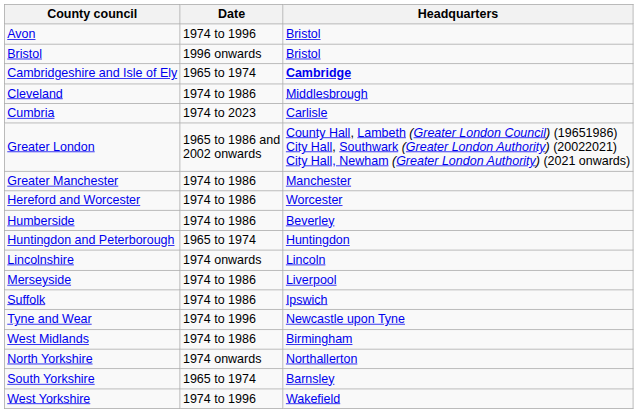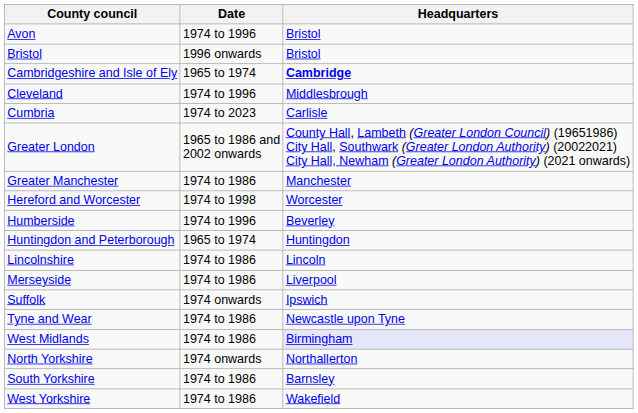(219, 93) 1974 to 1986 -> (219, 93) 1974 to 1996
(219, 200) 1974 to 1986 -> (219, 200) 1974 to 1998
(219, 220) 1974 to 1986 -> (219, 220) 1974 to 1996
(222, 260) 1974 onwards -> (219, 260) 1974 to 1986
(219, 299) 1974 to 1986 -> (222, 299) 1974 onwards
(219, 319) 1974 to 1996 -> (219, 319) 1974 to 1986
(319, 339) no background -> (319, 339) lavender background
(219, 378) 1965 to 1974 -> (219, 378) 1974 to 1986
(219, 398) 1974 to 1996 -> (219, 398) 1974 to 1986
